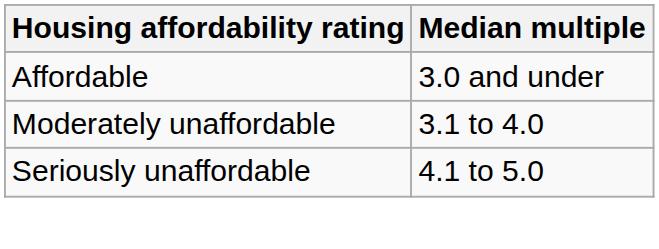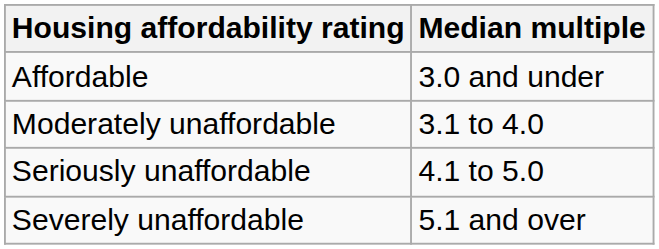+ row: (158, 219)
